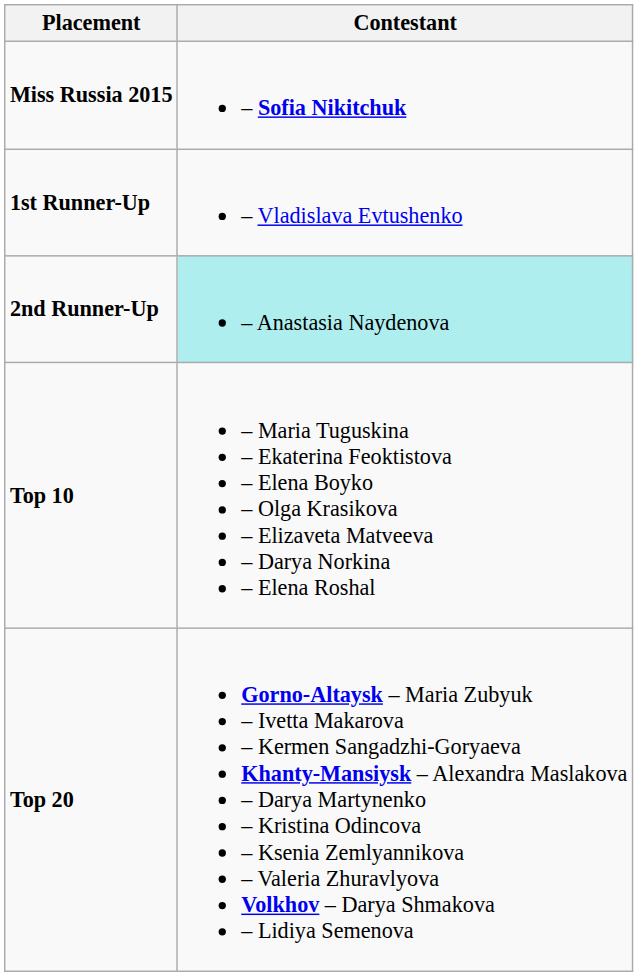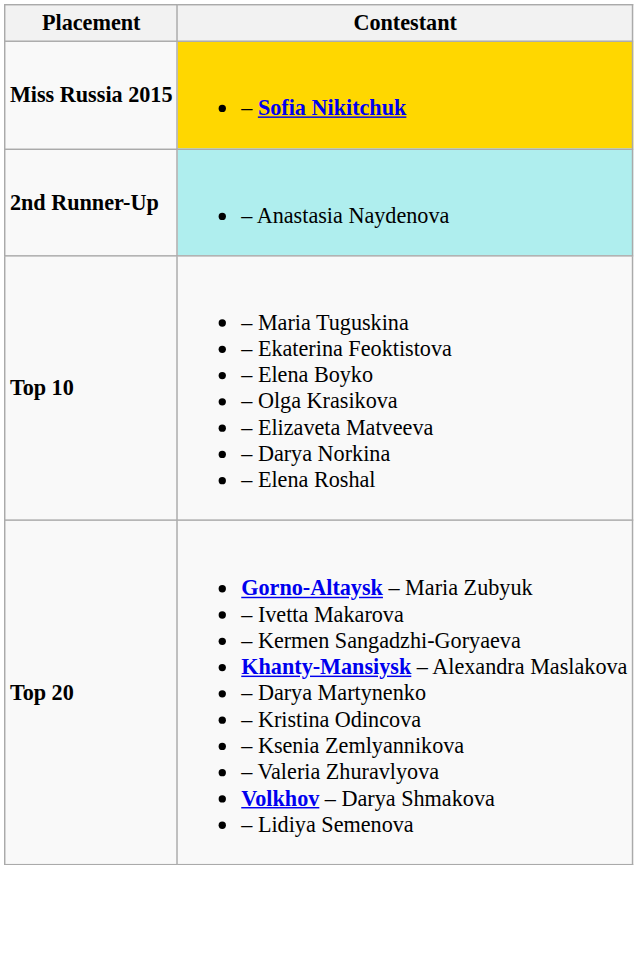(405, 108) no background -> (405, 108) gold background
- row: (80, 202)
